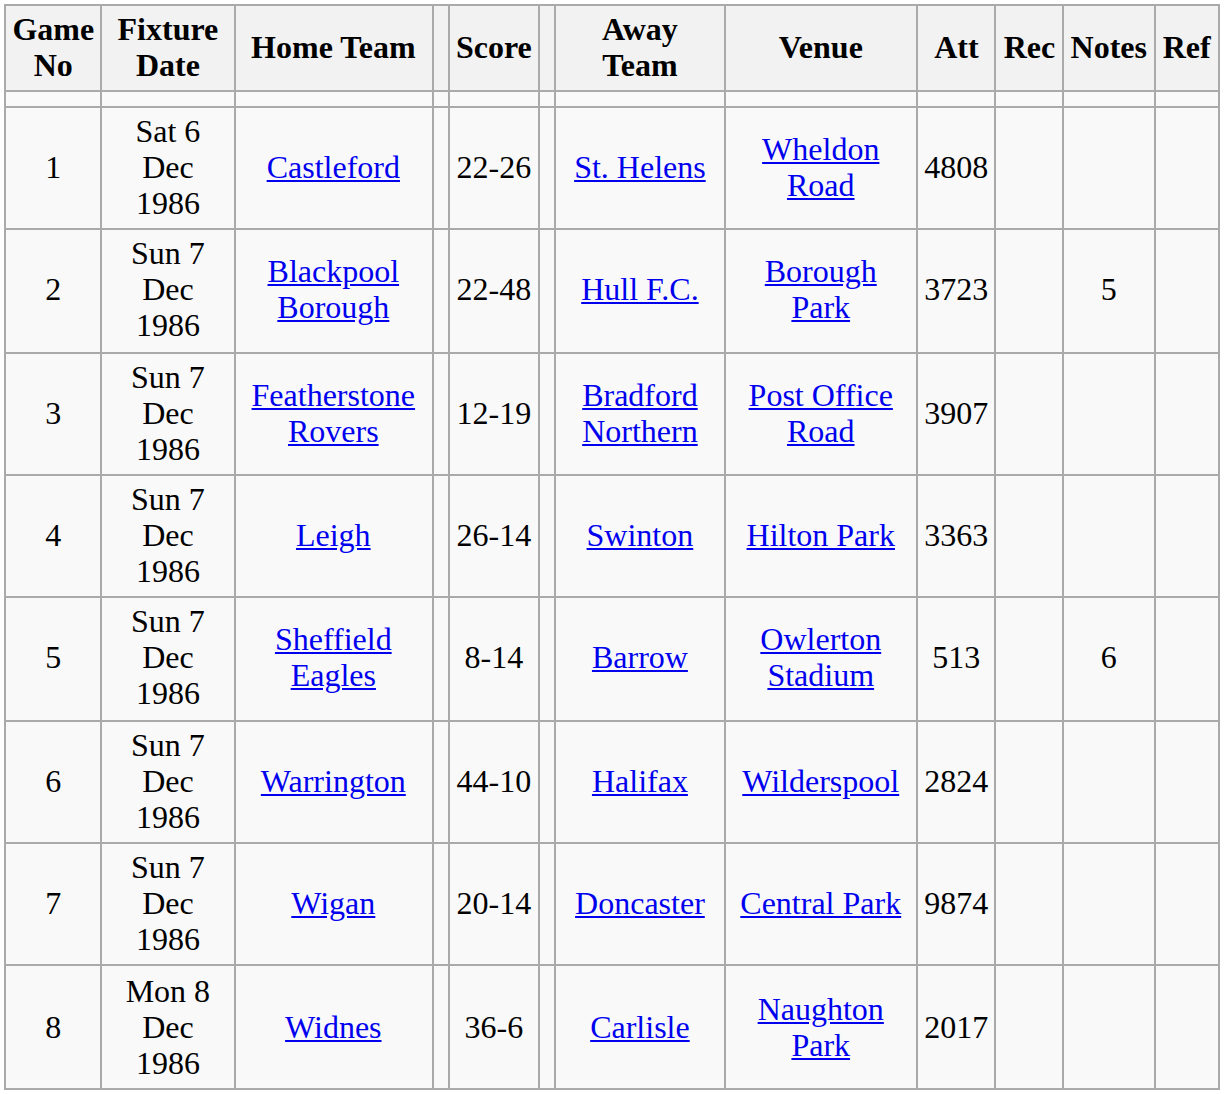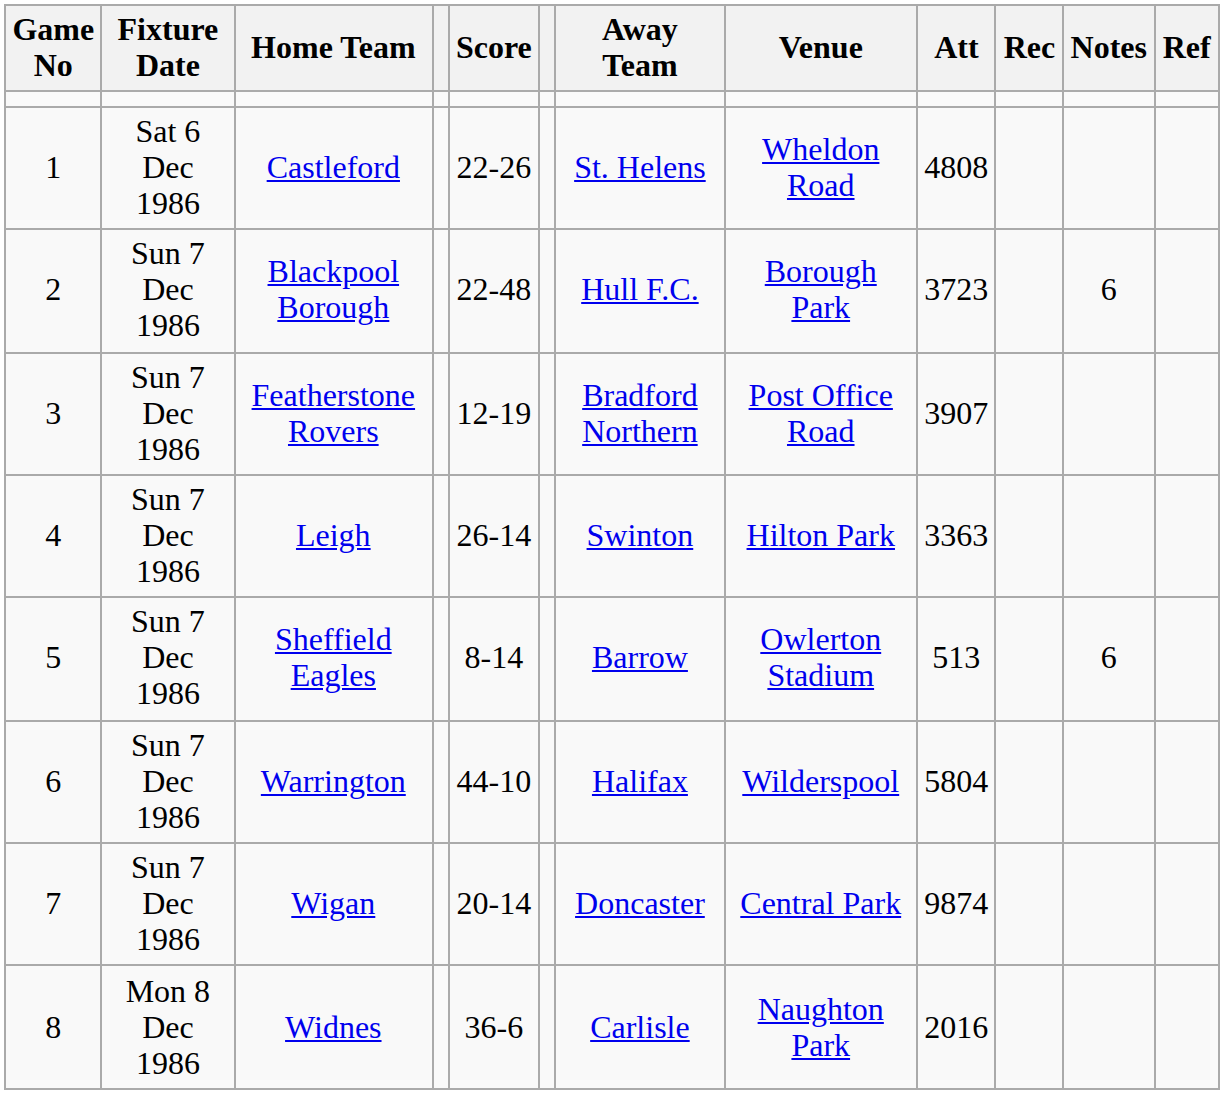(1109, 290) 5 -> (1109, 290) 6
(956, 781) 2824 -> (956, 781) 5804
(956, 1026) 2017 -> (956, 1026) 2016
